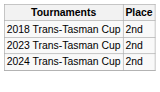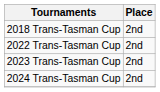+ row: (64, 45)
